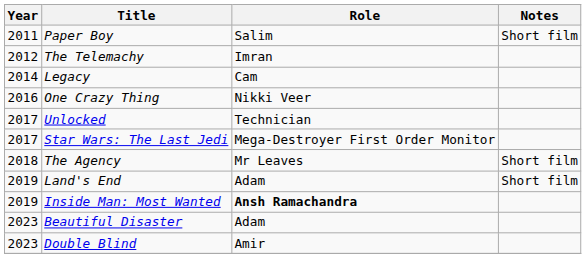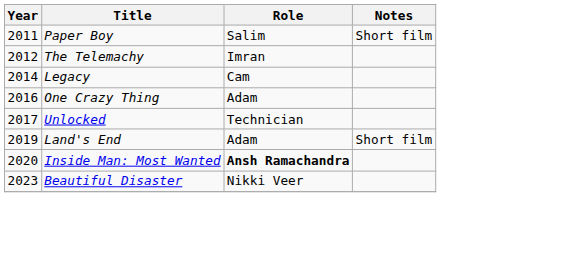(273, 98) Nikki Veer -> (242, 98) Adam
- row: (136, 139)
- row: (83, 160)
(23, 202) 2019 -> (23, 160) 2020
(250, 223) Adam -> (265, 181) Nikki Veer
- row: (90, 243)
